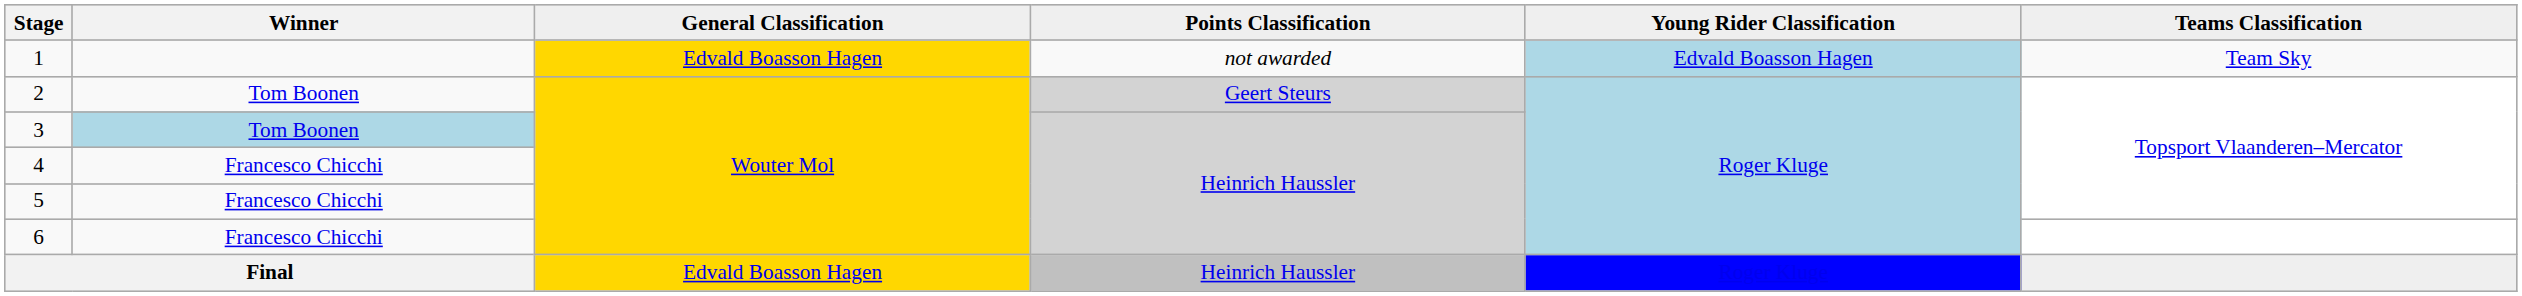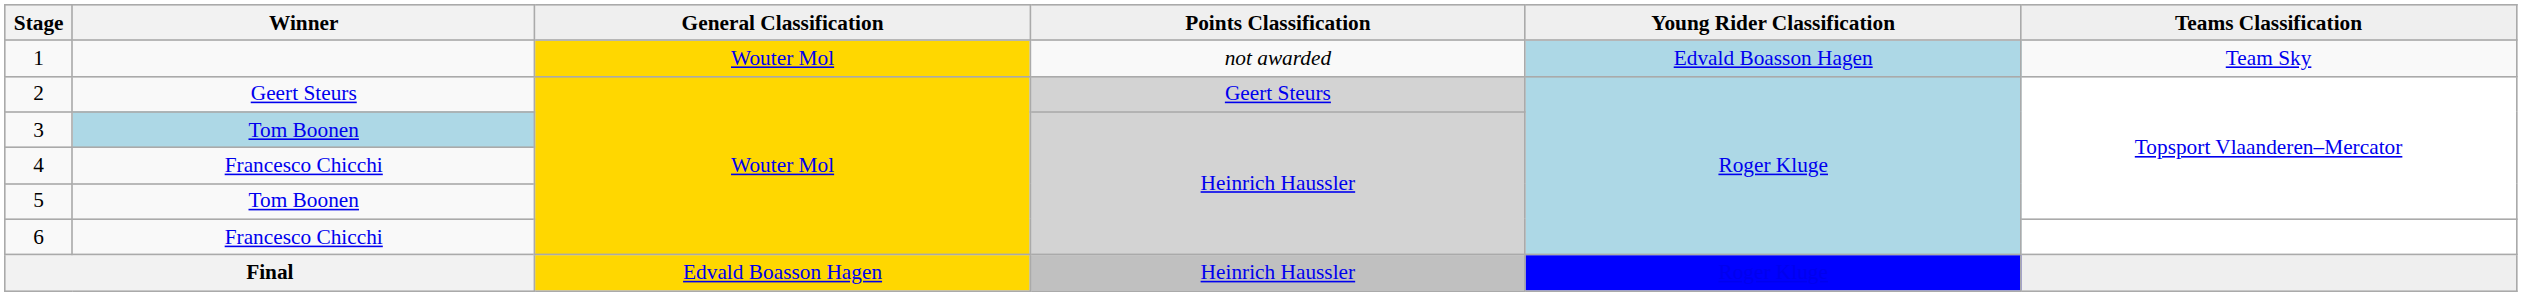(783, 58) Edvald Boasson Hagen -> (783, 58) Wouter Mol
(304, 94) Tom Boonen -> (304, 94) Geert Steurs
(304, 201) Francesco Chicchi -> (304, 201) Tom Boonen
